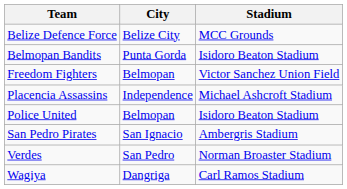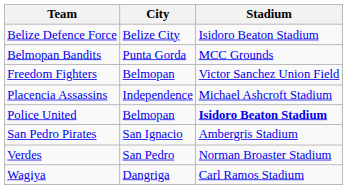(236, 34) MCC Grounds -> (259, 34) Isidoro Beaton Stadium
(259, 54) Isidoro Beaton Stadium -> (236, 54) MCC Grounds
(259, 114) normal -> (263, 114) bold
